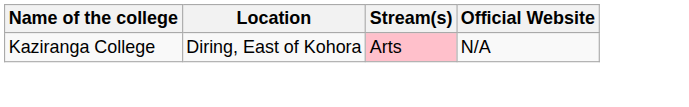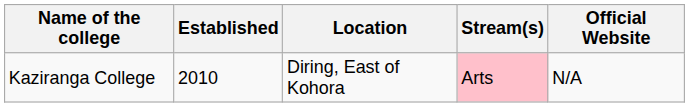+ column: (228, 28)
